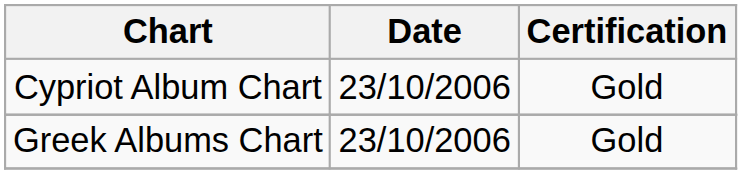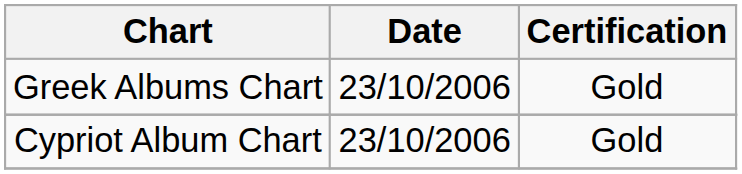rows swapped: (168, 140) <-> (168, 86)
